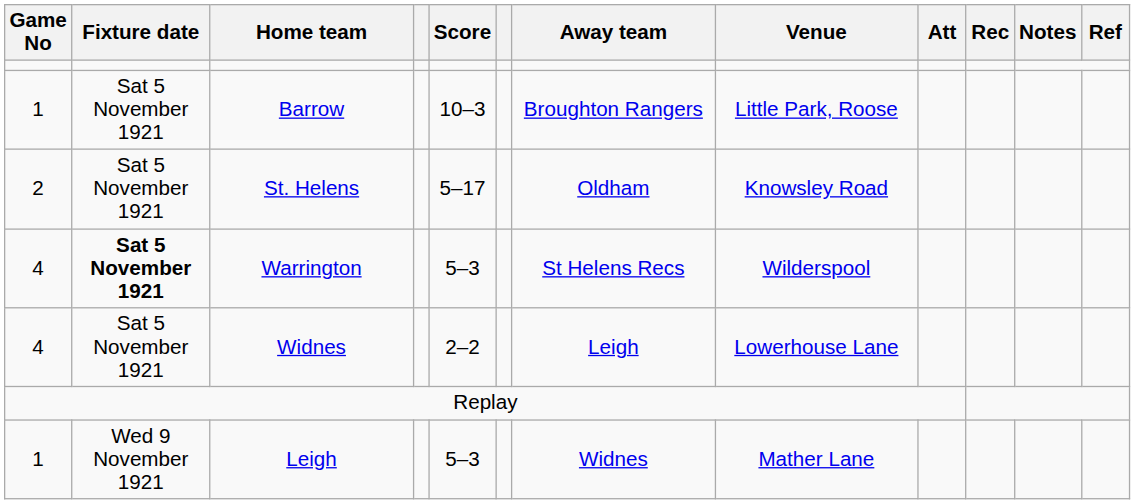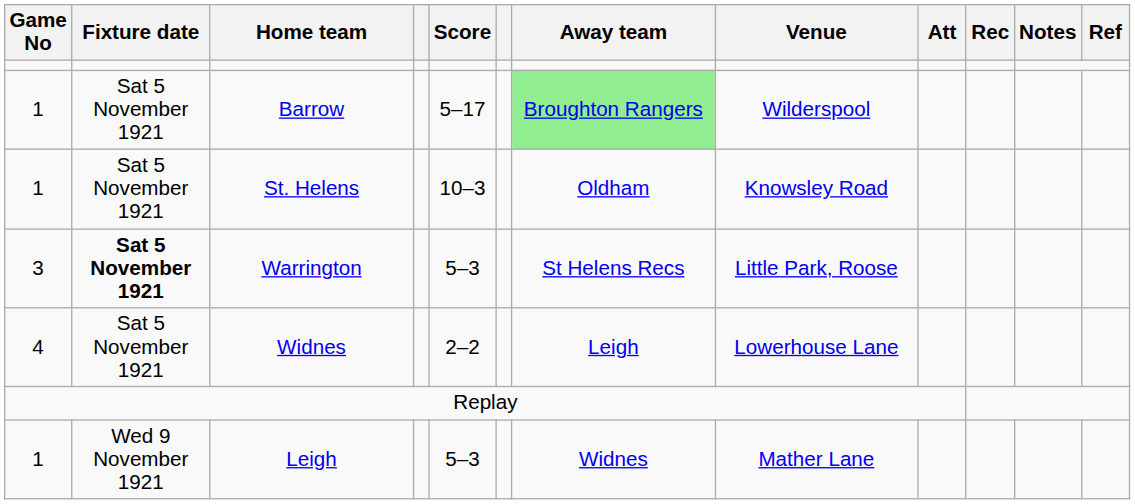(462, 109) 10–3 -> (462, 109) 5–17
(613, 109) no background -> (613, 109) lightgreen background
(816, 109) Little Park, Roose -> (816, 109) Wilderspool
(38, 188) 2 -> (38, 188) 1
(462, 188) 5–17 -> (462, 188) 10–3
(38, 267) 4 -> (38, 267) 3
(816, 267) Wilderspool -> (816, 267) Little Park, Roose
